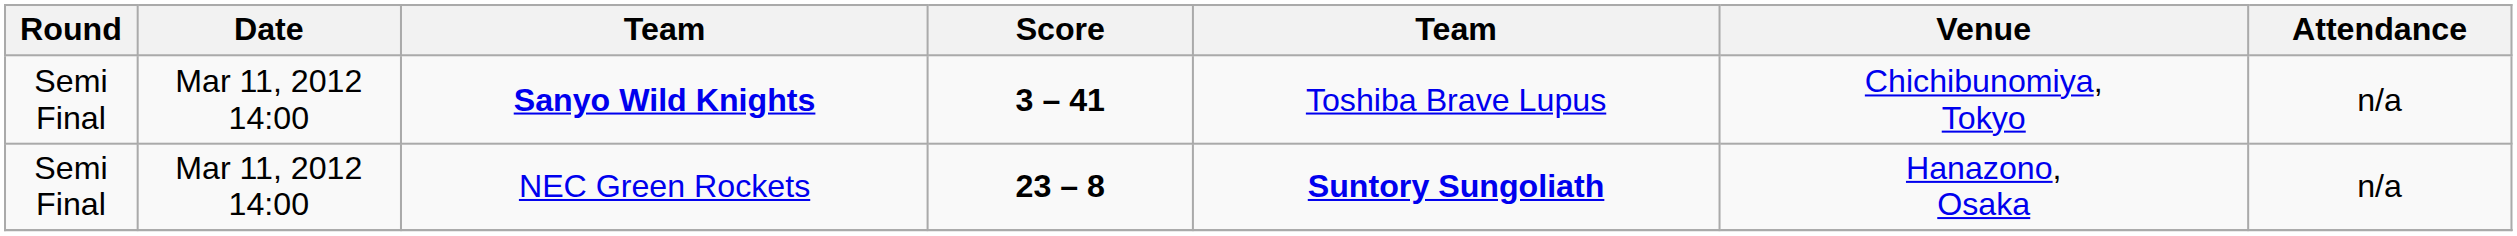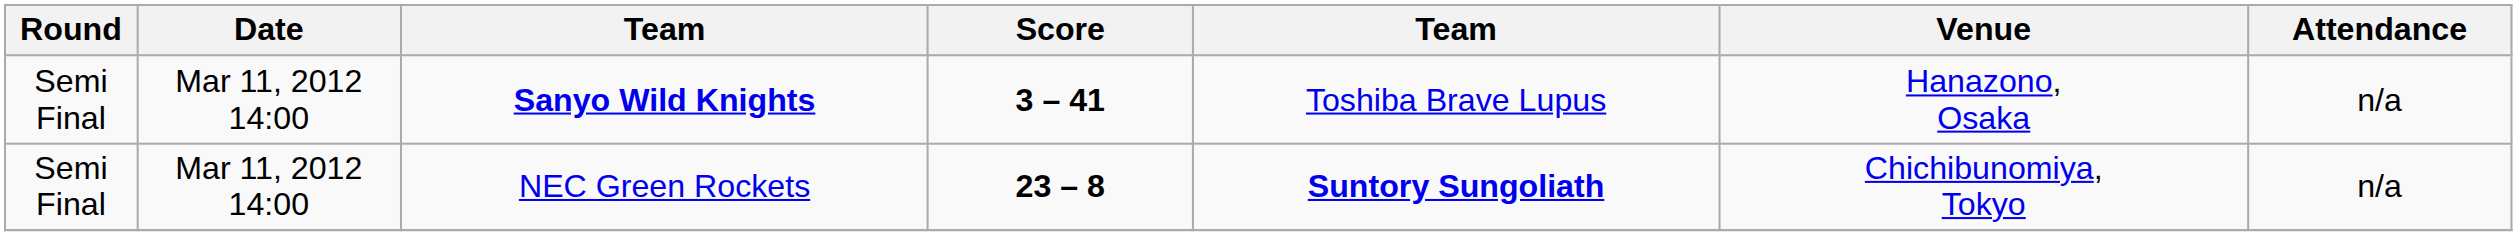(1984, 99) Chichibunomiya, Tokyo -> (1984, 99) Hanazono, Osaka
(1984, 186) Hanazono, Osaka -> (1984, 186) Chichibunomiya, Tokyo
